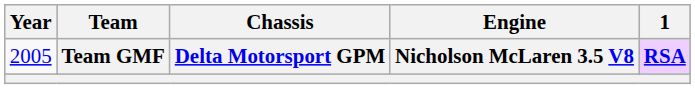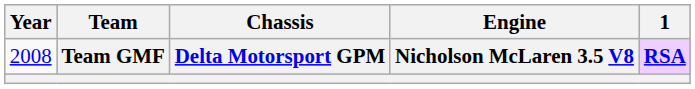(31, 55) 2005 -> (31, 55) 2008
